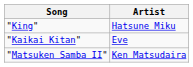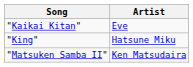rows swapped: (44, 40) <-> (22, 26)
